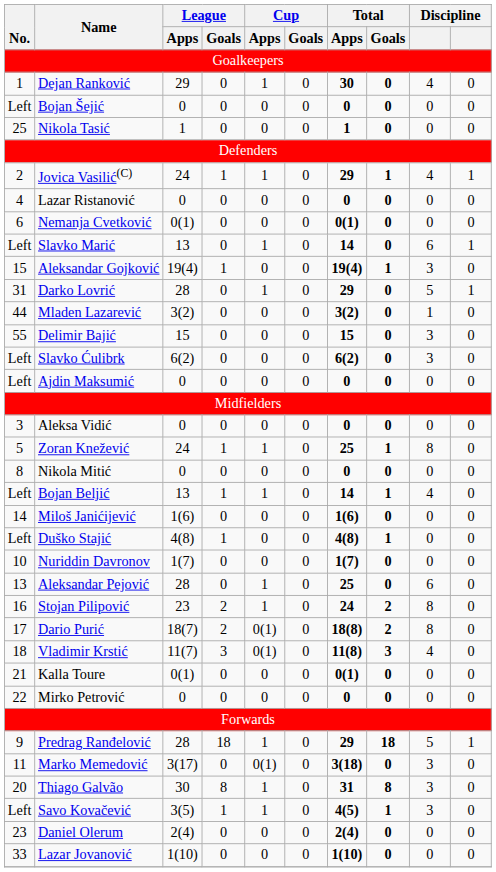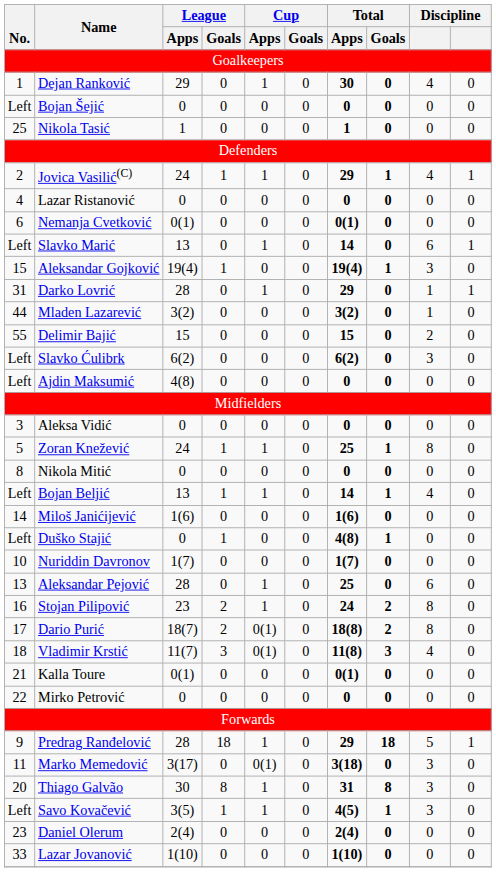(430, 290) 5 -> (430, 290) 1
(430, 335) 3 -> (430, 335) 2
(182, 380) 0 -> (182, 380) 4(8)
(182, 539) 4(8) -> (182, 539) 0
